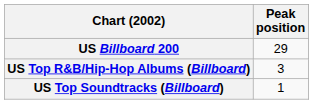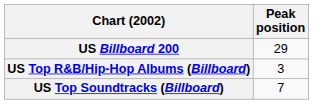(281, 88) 1 -> (281, 88) 7
